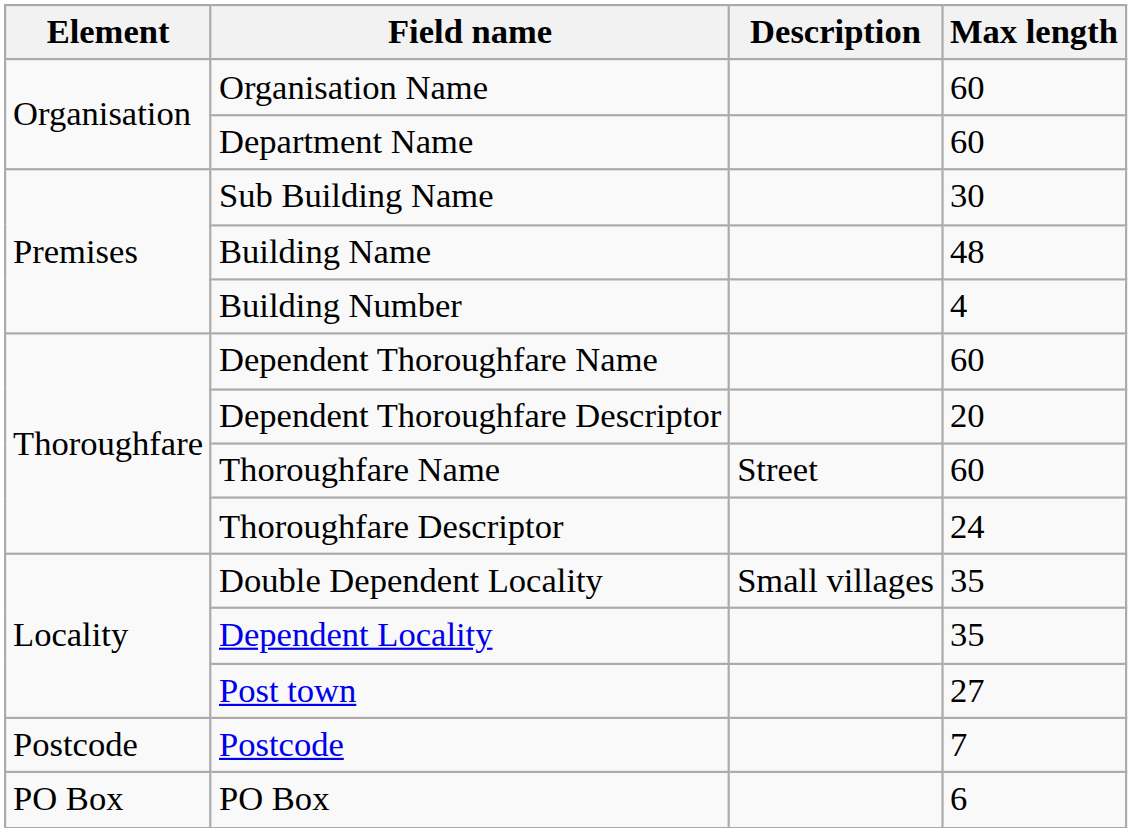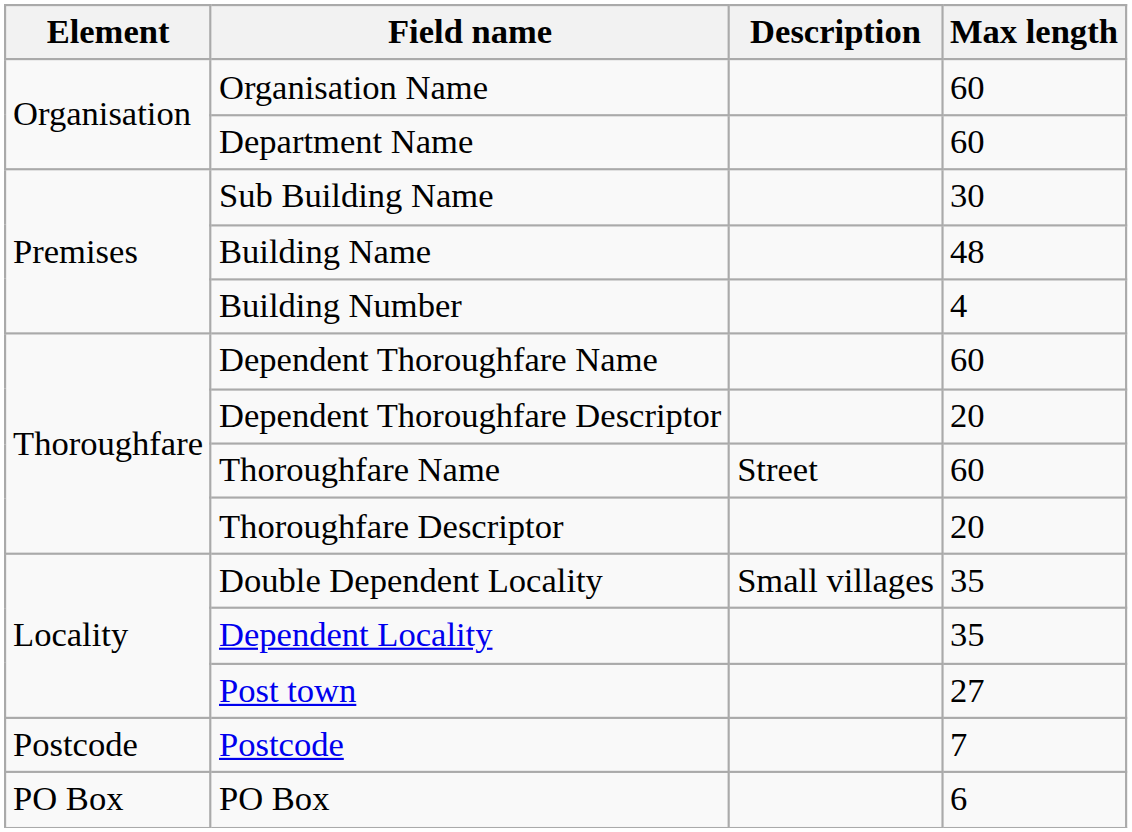(967, 525) 24 -> (967, 525) 20
